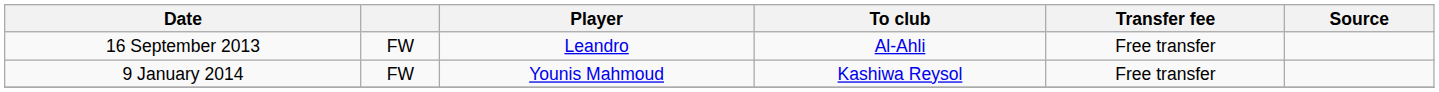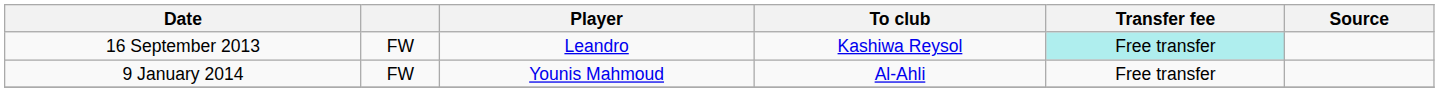(900, 46) Al-Ahli -> (900, 46) Kashiwa Reysol
(1165, 46) no background -> (1165, 46) paleturquoise background
(900, 73) Kashiwa Reysol -> (900, 73) Al-Ahli
